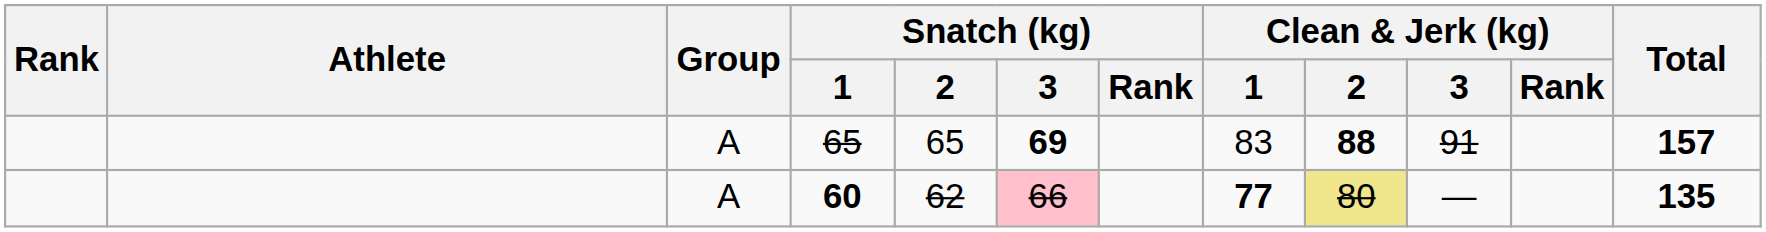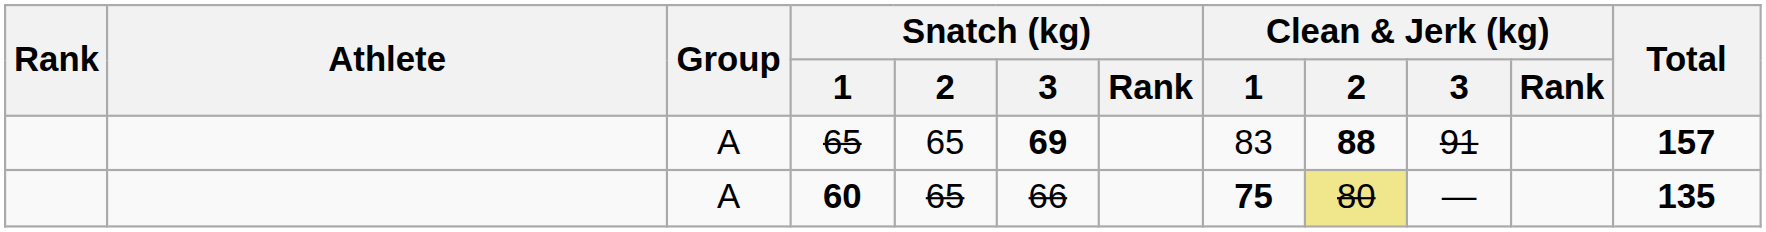(945, 197) 62 -> (945, 197) 65
(1048, 197) pink background -> (1048, 197) no background
(1253, 197) 77 -> (1253, 197) 75
